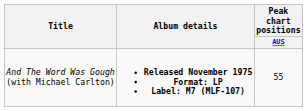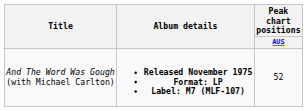(278, 77) 55 -> (278, 77) 52
